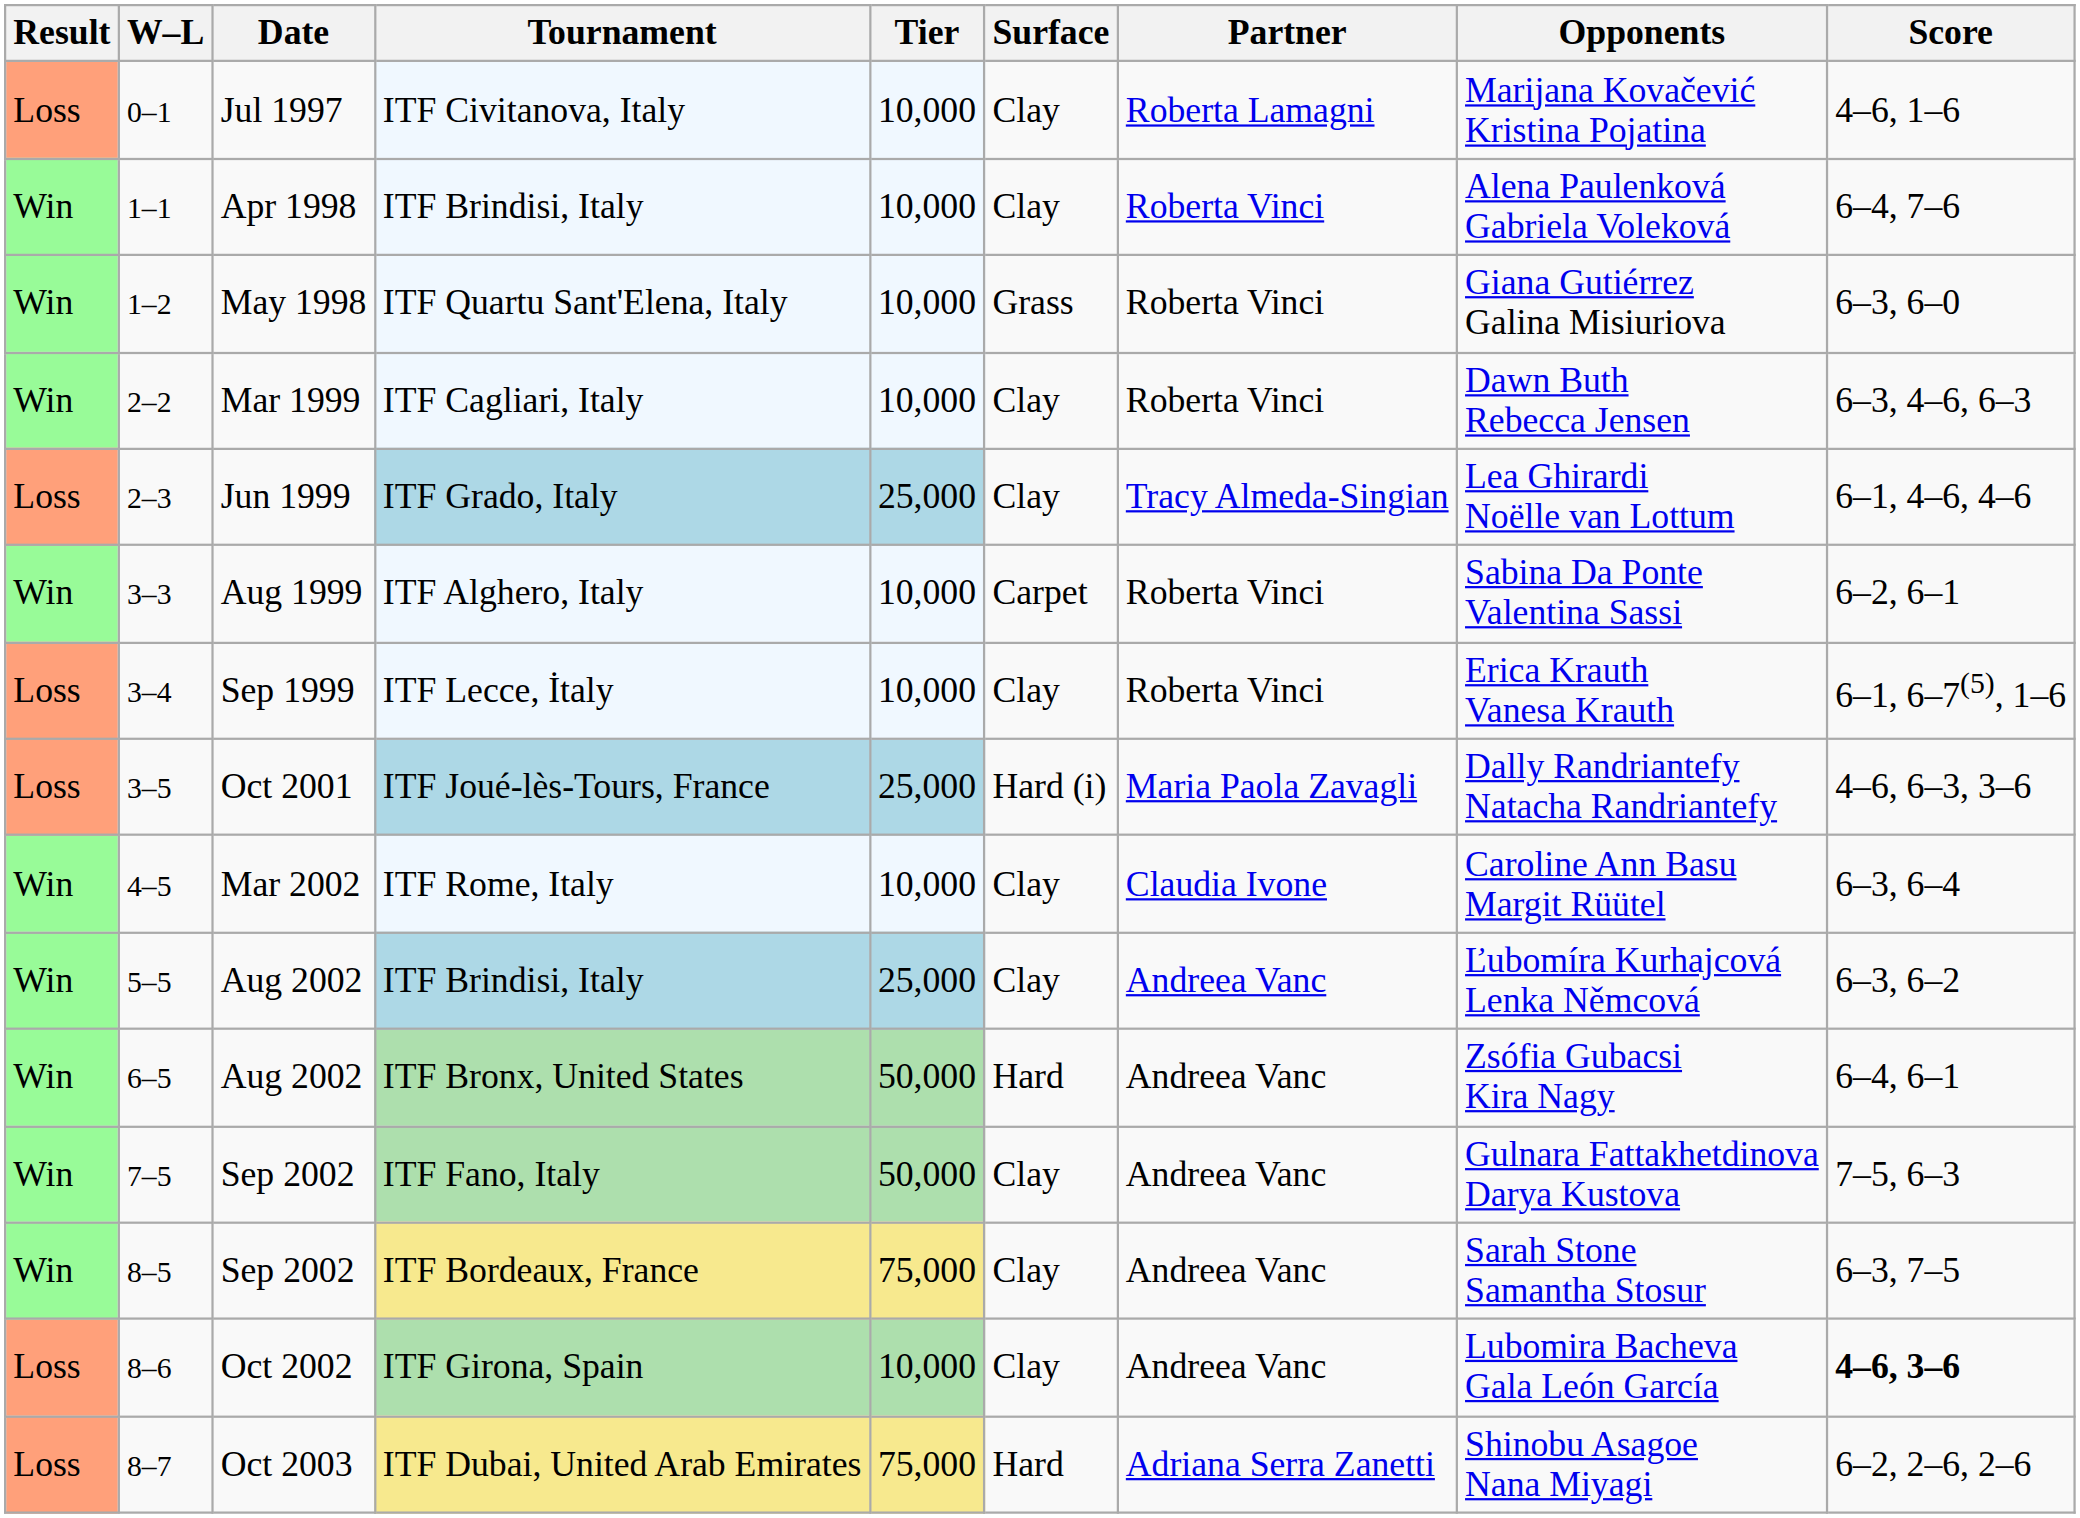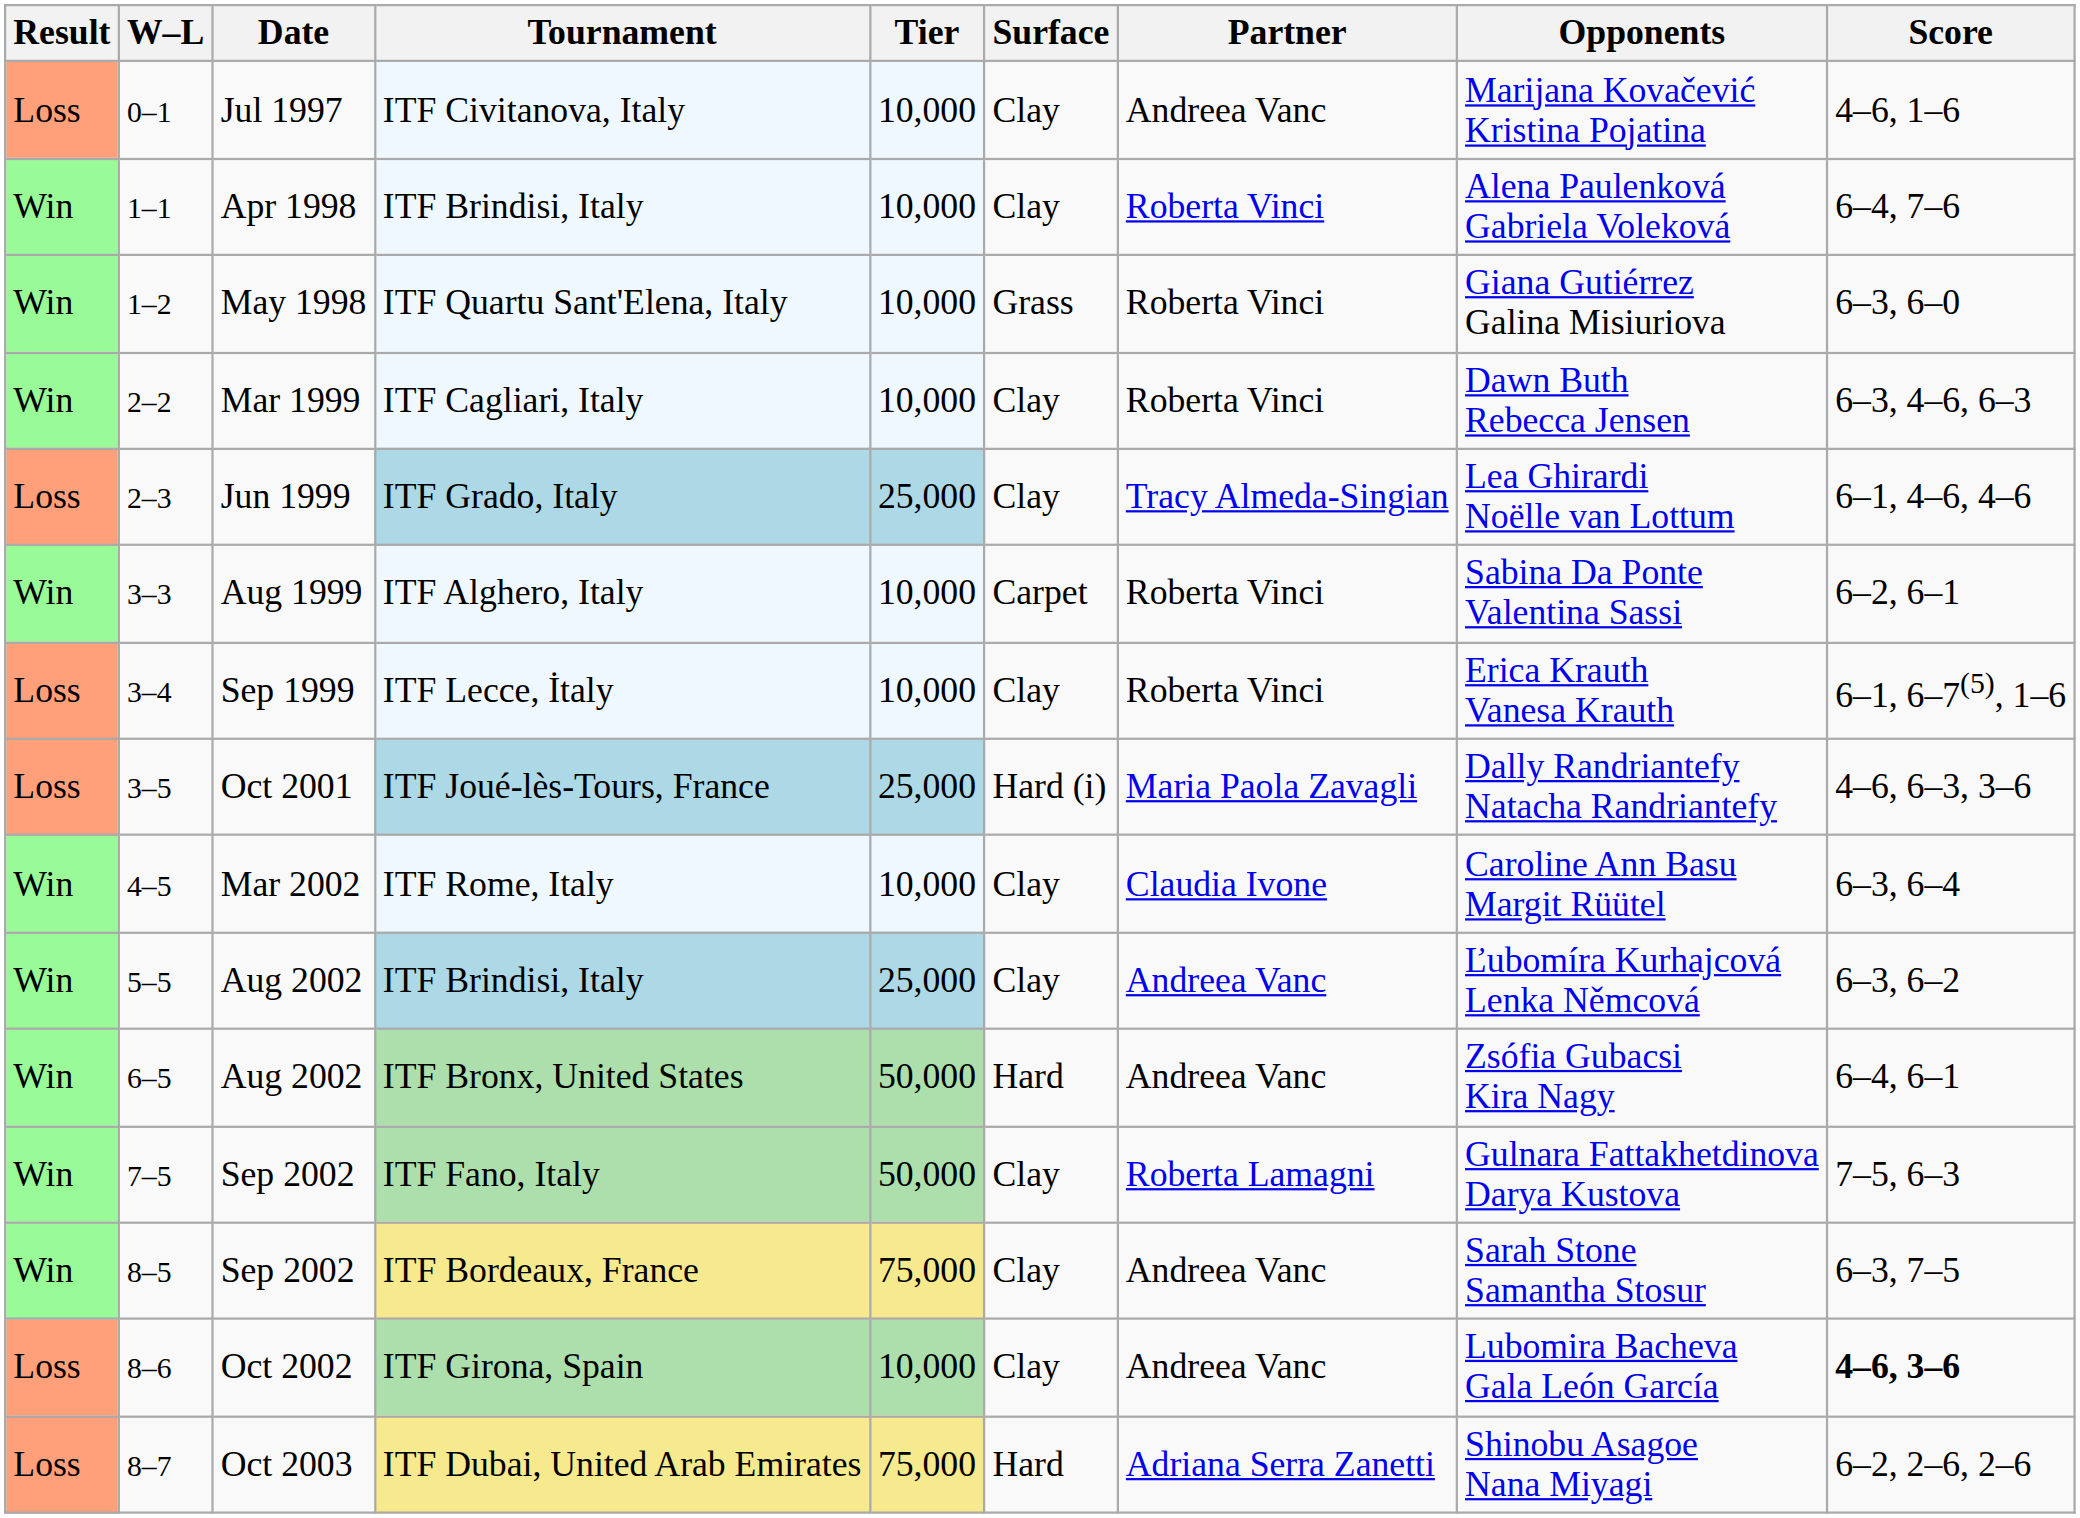(1250, 109) Roberta Lamagni -> (1226, 109) Andreea Vanc
(1226, 1173) Andreea Vanc -> (1250, 1173) Roberta Lamagni
